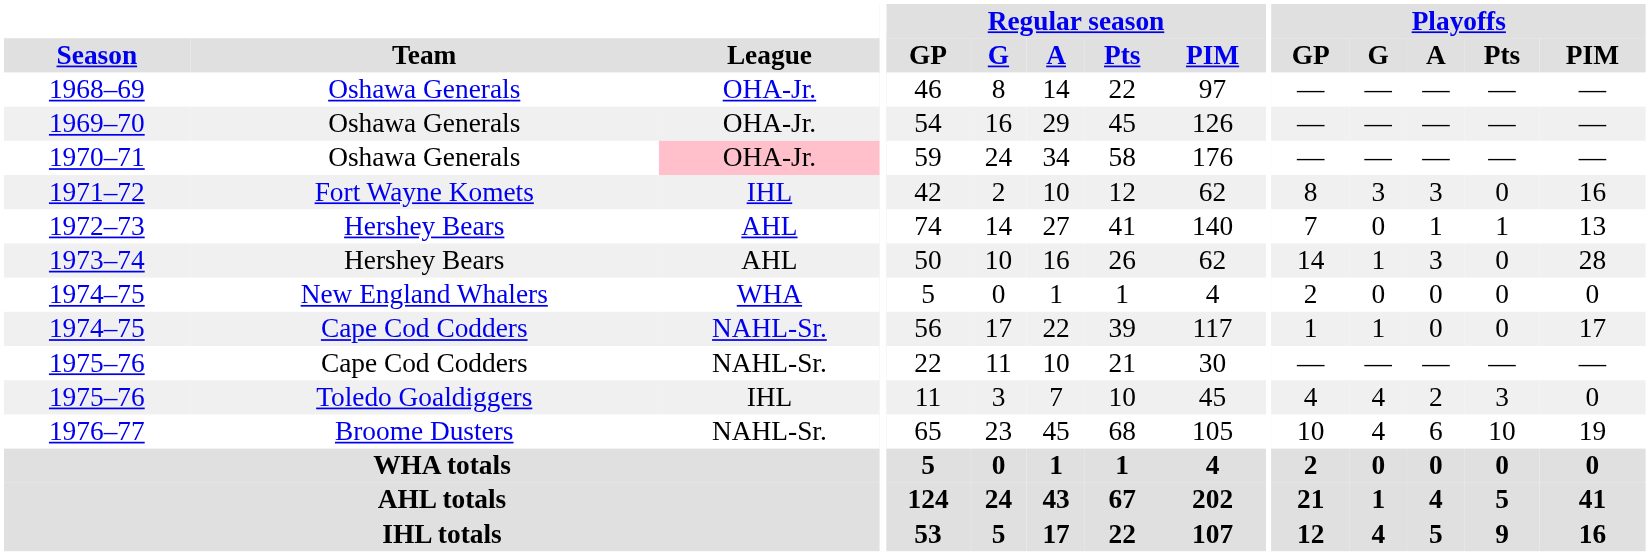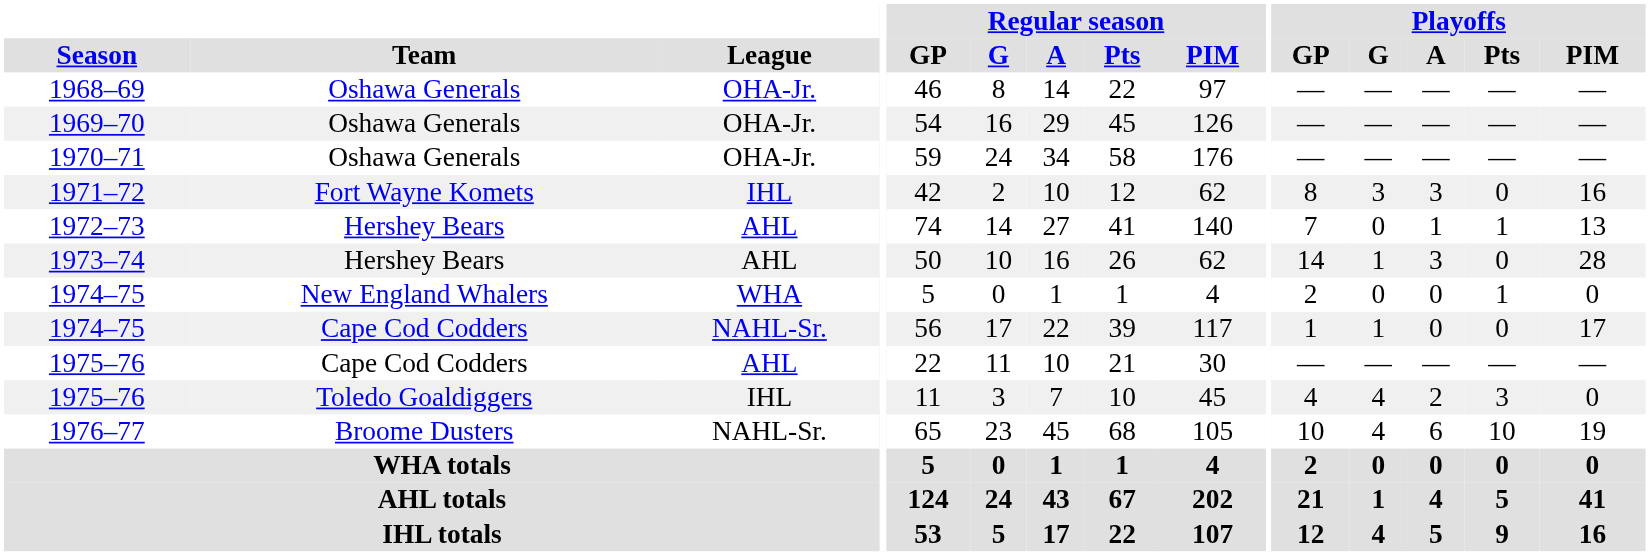(769, 157) pink background -> (769, 157) no background
(1502, 294) 0 -> (1502, 294) 1
(769, 362) NAHL-Sr. -> (769, 362) AHL
